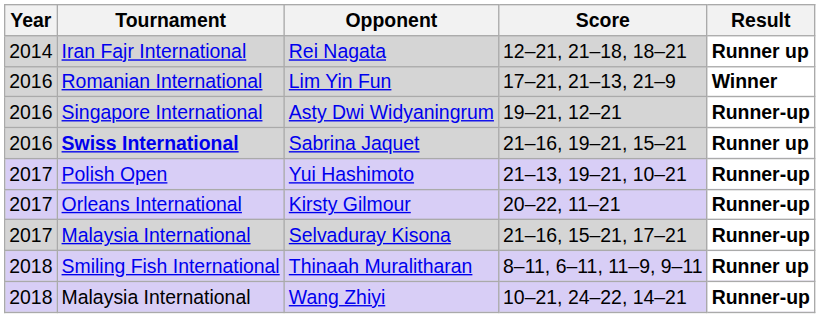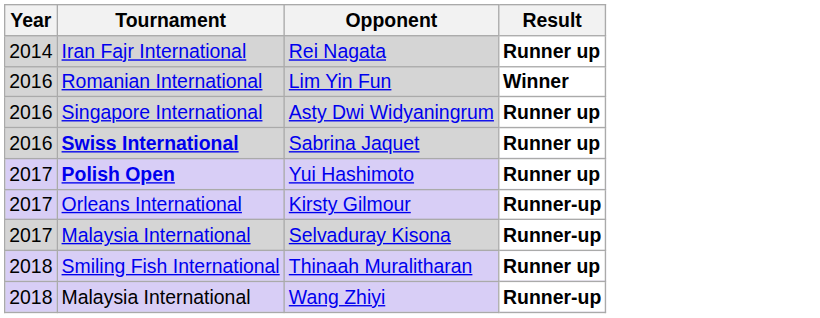- column: (603, 20)
(761, 113) Runner-up -> (552, 113) Runner up
(114, 174) normal -> (118, 174) bold
(761, 174) Runner-up -> (552, 174) Runner up
